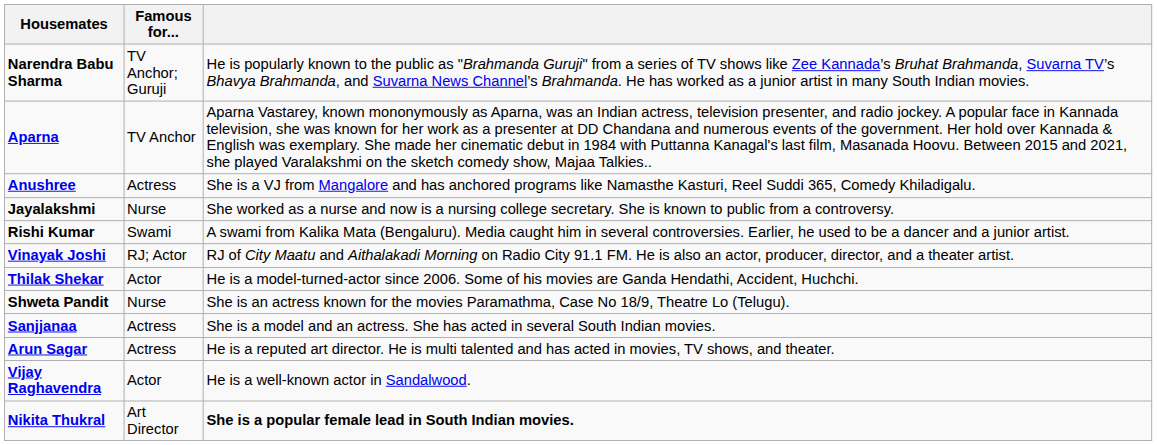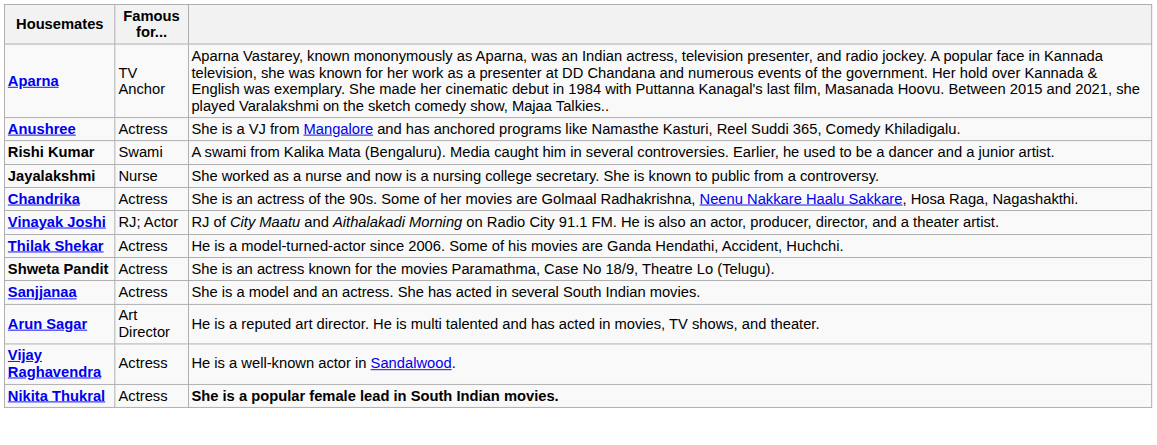- row: (61, 72)
rows swapped: (51, 232) <-> (52, 208)
+ row: (44, 199)
(144, 278) Actor -> (143, 245) Actress
(147, 302) Nurse -> (143, 269) Actress
(152, 348) Actress -> (144, 324) Art Director
(144, 380) Actor -> (143, 364) Actress
(153, 420) Art Director -> (143, 395) Actress
